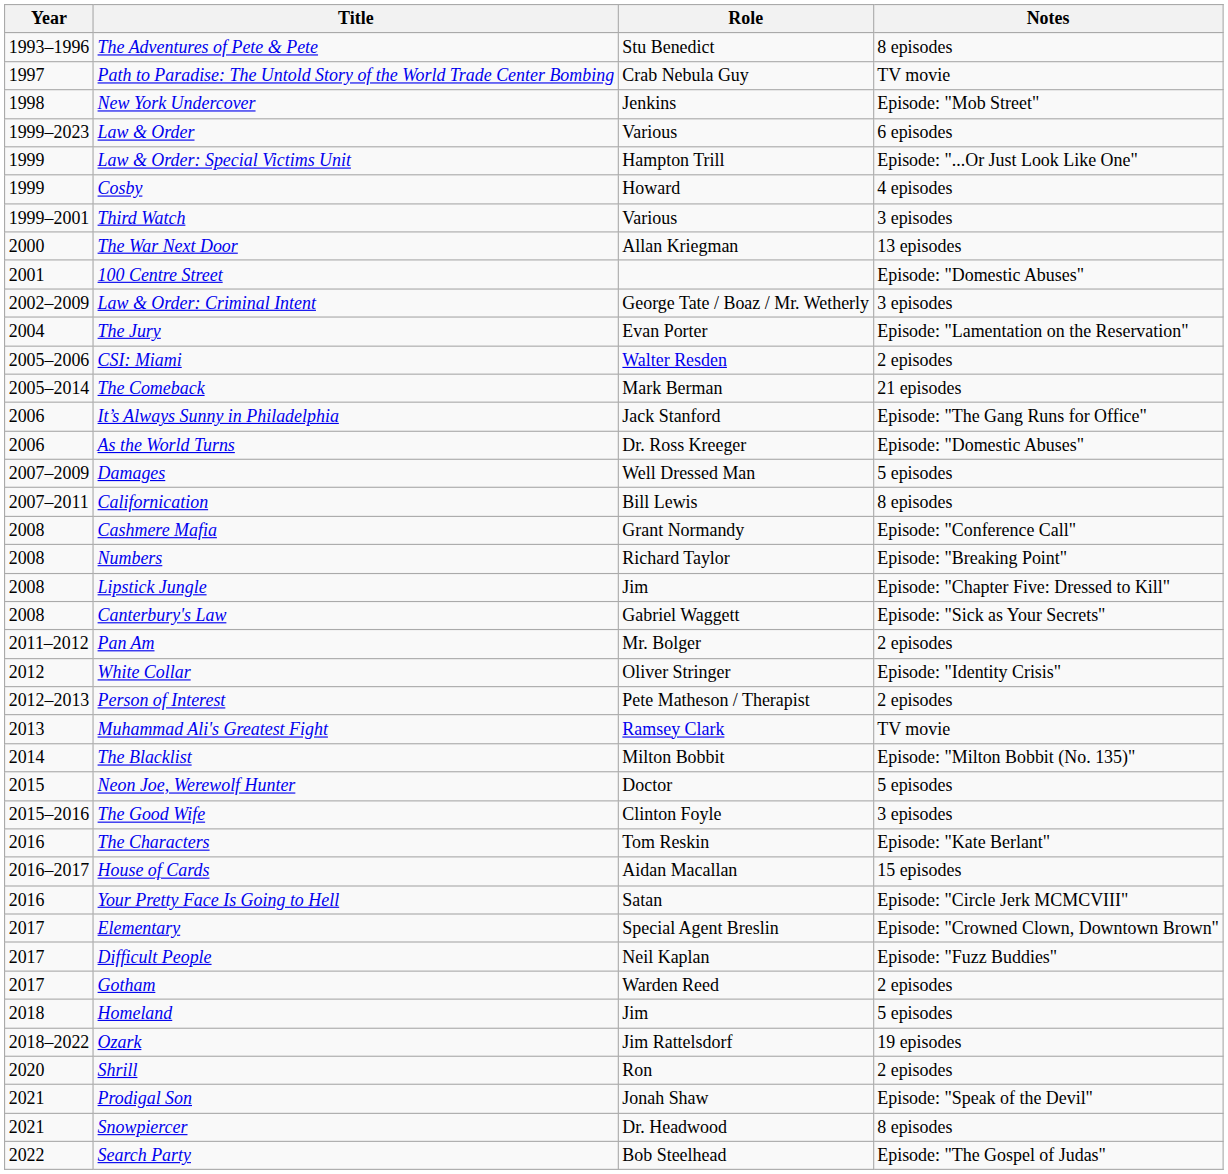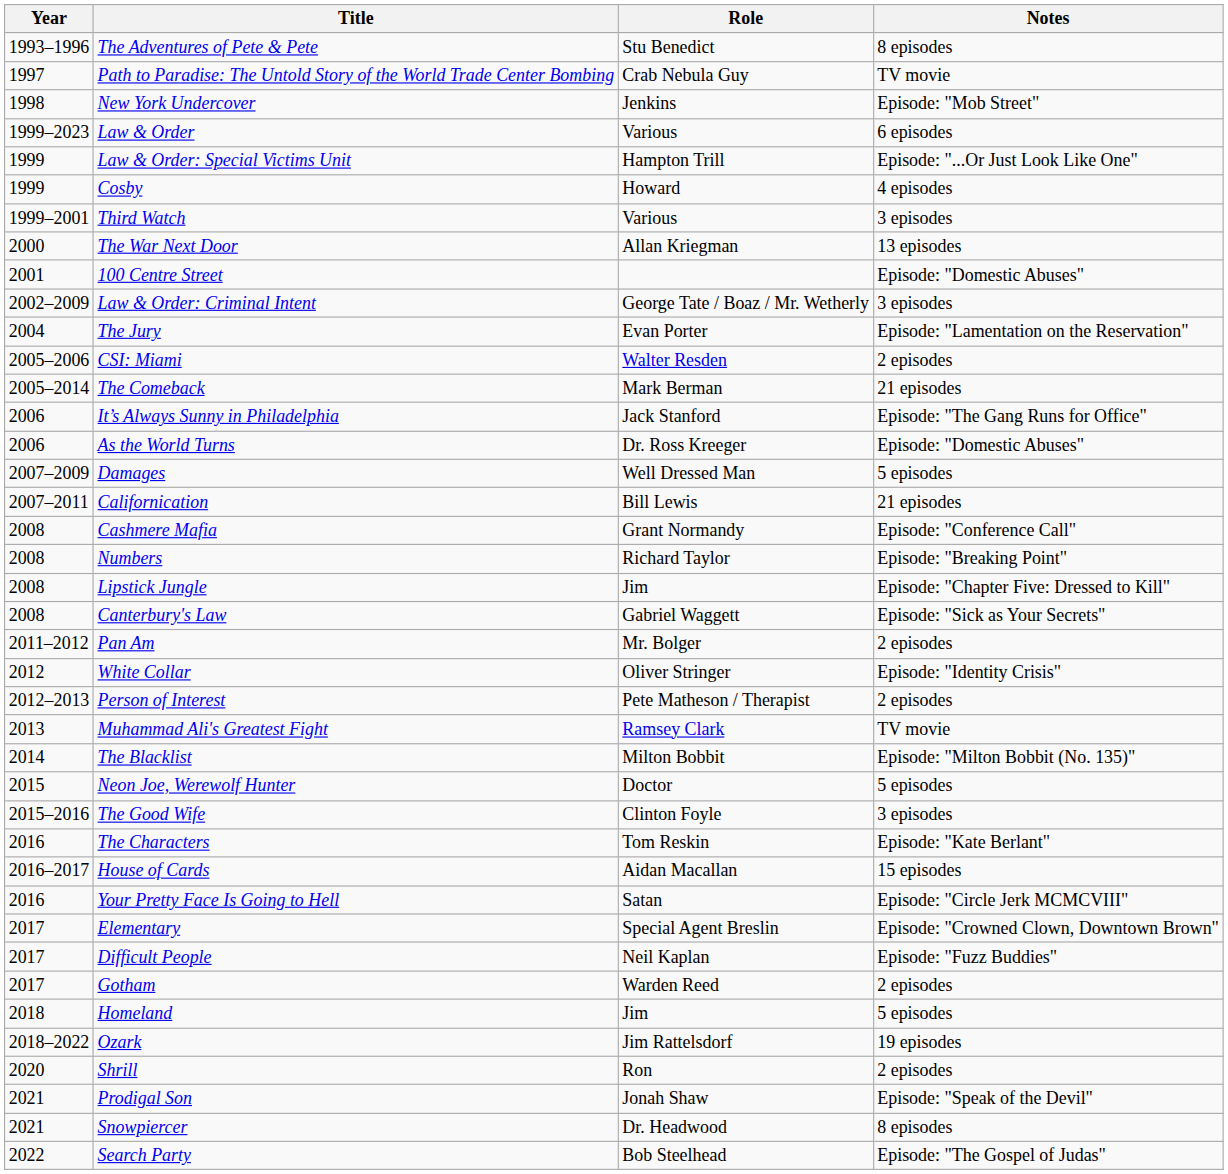(915, 501) 8 episodes -> (919, 501) 21 episodes
